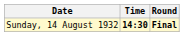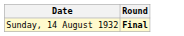- column: (135, 11)
